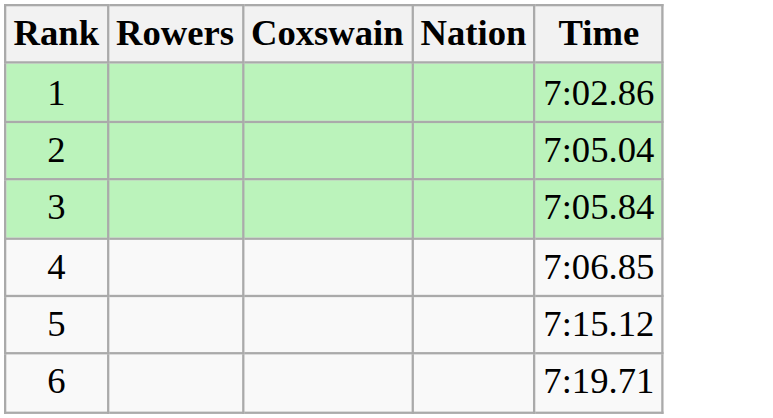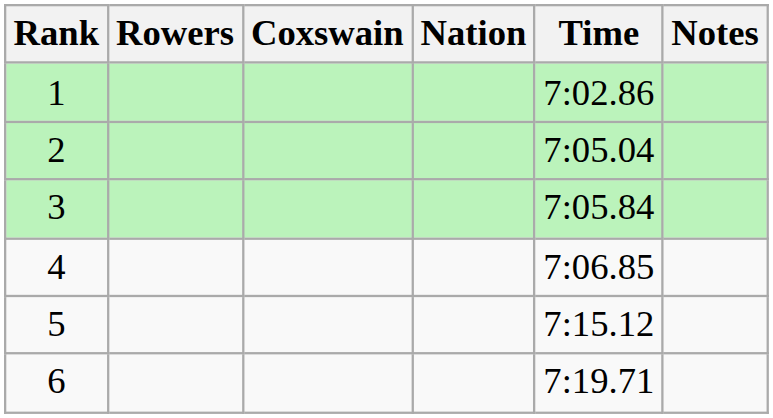+ column: (715, 33)
